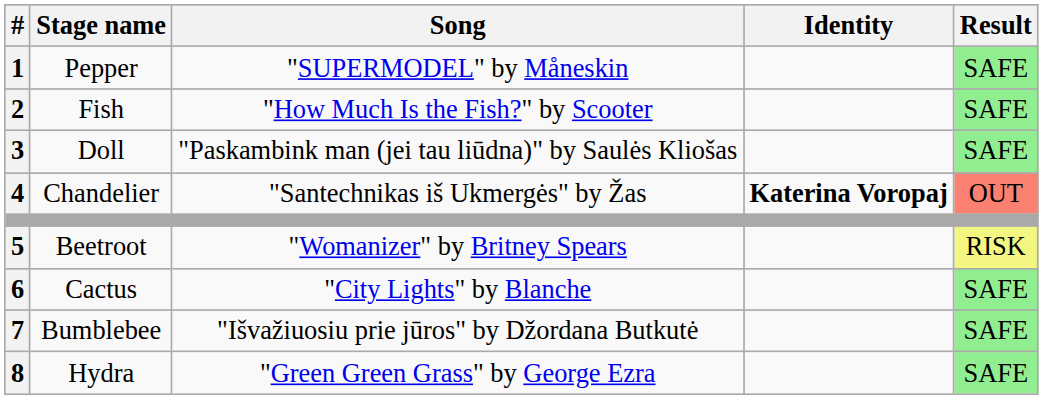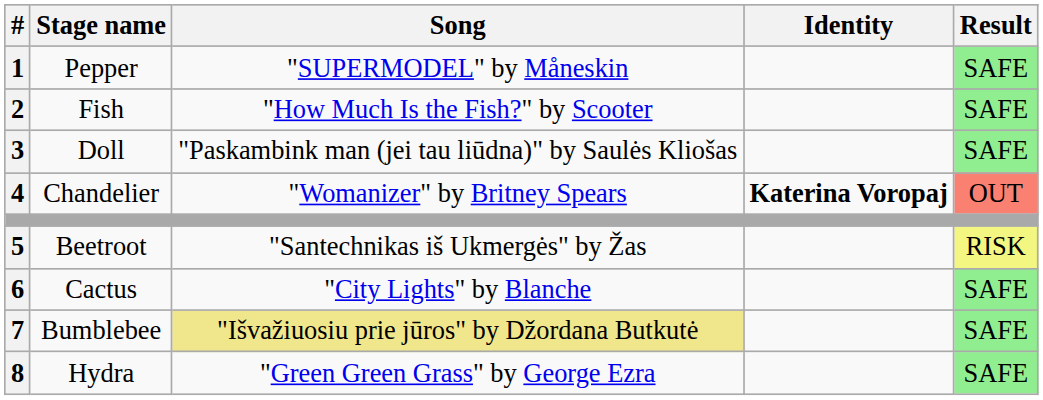(458, 192) "Santechnikas iš Ukmergės" by Žas -> (458, 192) "Womanizer" by Britney Spears
(458, 246) "Womanizer" by Britney Spears -> (458, 246) "Santechnikas iš Ukmergės" by Žas
(458, 330) no background -> (458, 330) khaki background
